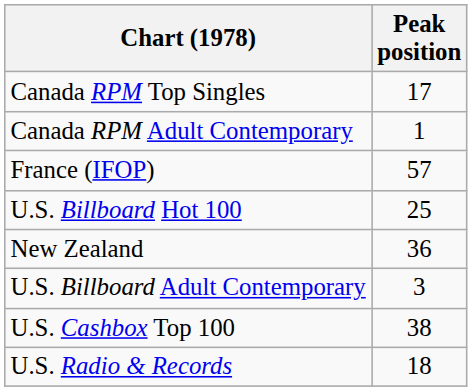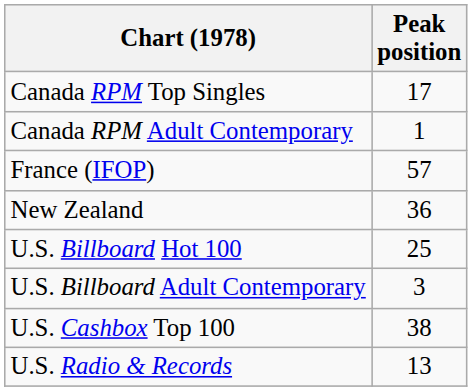rows swapped: (77, 248) <-> (126, 209)
(419, 366) 18 -> (419, 366) 13
